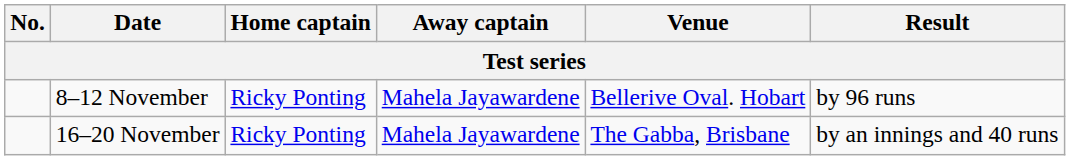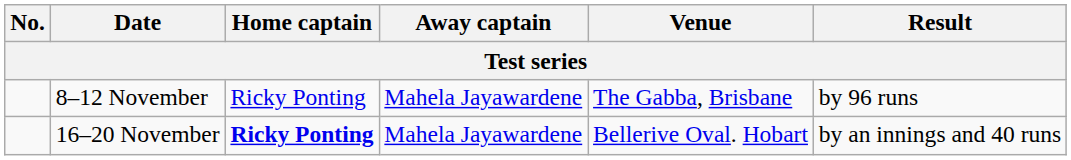(698, 97) Bellerive Oval. Hobart -> (693, 97) The Gabba, Brisbane
(298, 135) normal -> (302, 135) bold
(690, 135) The Gabba, Brisbane -> (701, 135) Bellerive Oval. Hobart
